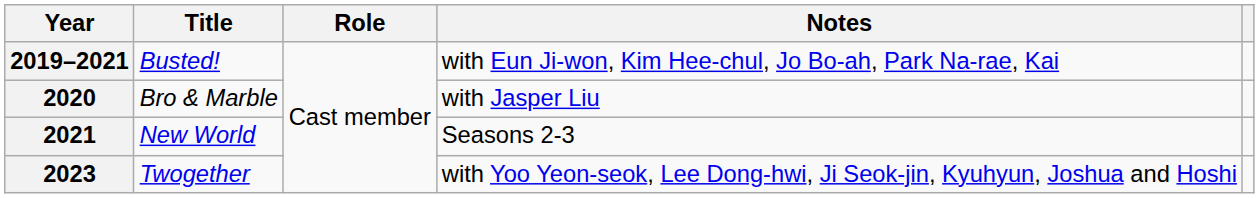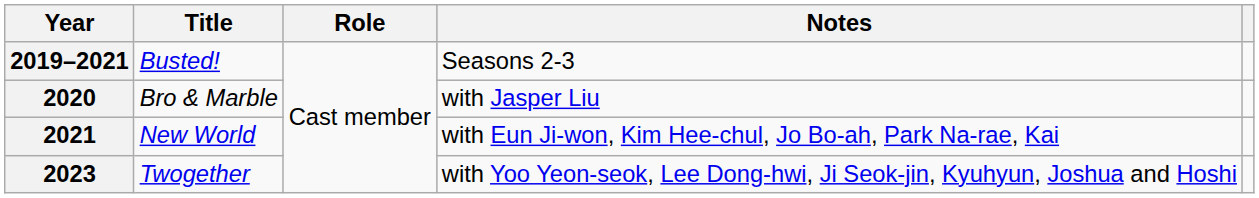(750, 60) with Eun Ji-won, Kim Hee-chul, Jo Bo-ah, Park Na-rae, Kai -> (508, 60) Seasons 2-3
(508, 135) Seasons 2-3 -> (750, 135) with Eun Ji-won, Kim Hee-chul, Jo Bo-ah, Park Na-rae, Kai
